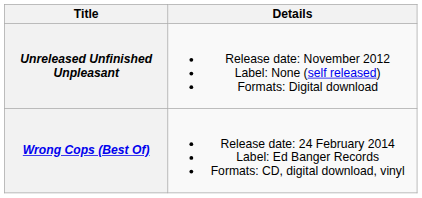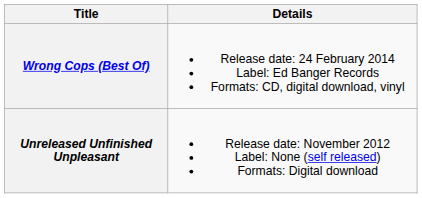rows swapped: (86, 66) <-> (86, 150)
